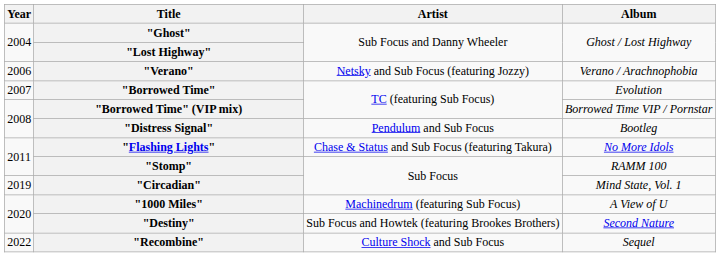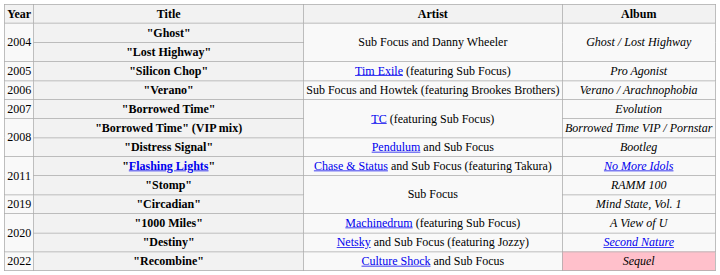+ row: (169, 71)
(433, 71) Netsky and Sub Focus (featuring Jozzy) -> (433, 90) Sub Focus and Howtek (featuring Brookes Brothers)
(433, 223) Sub Focus and Howtek (featuring Brookes Brothers) -> (433, 242) Netsky and Sub Focus (featuring Jozzy)
(639, 242) no background -> (639, 261) pink background
